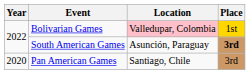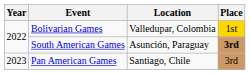(172, 29) pink background -> (172, 29) no background
(16, 61) 2020 -> (16, 61) 2023
